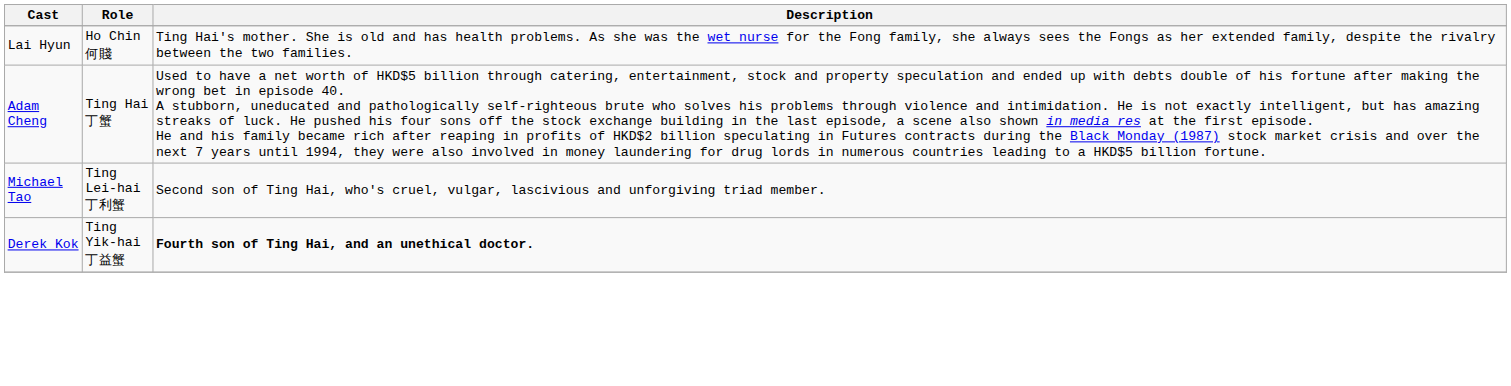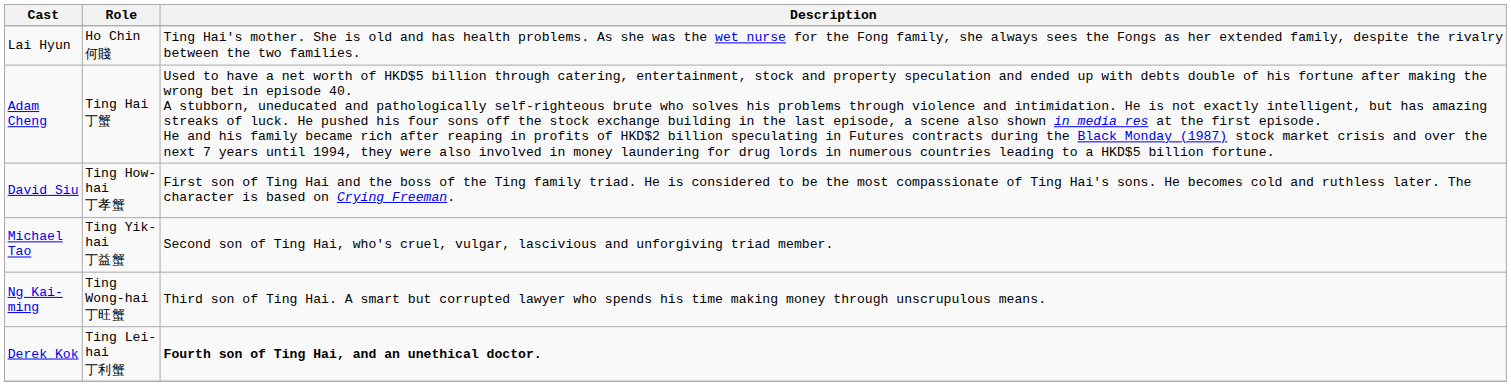+ row: (43, 190)
(113, 189) Ting Lei-hai 丁利蟹 -> (121, 244) Ting Yik-hai 丁益蟹
+ row: (35, 299)
(113, 244) Ting Yik-hai 丁益蟹 -> (121, 354) Ting Lei-hai 丁利蟹
